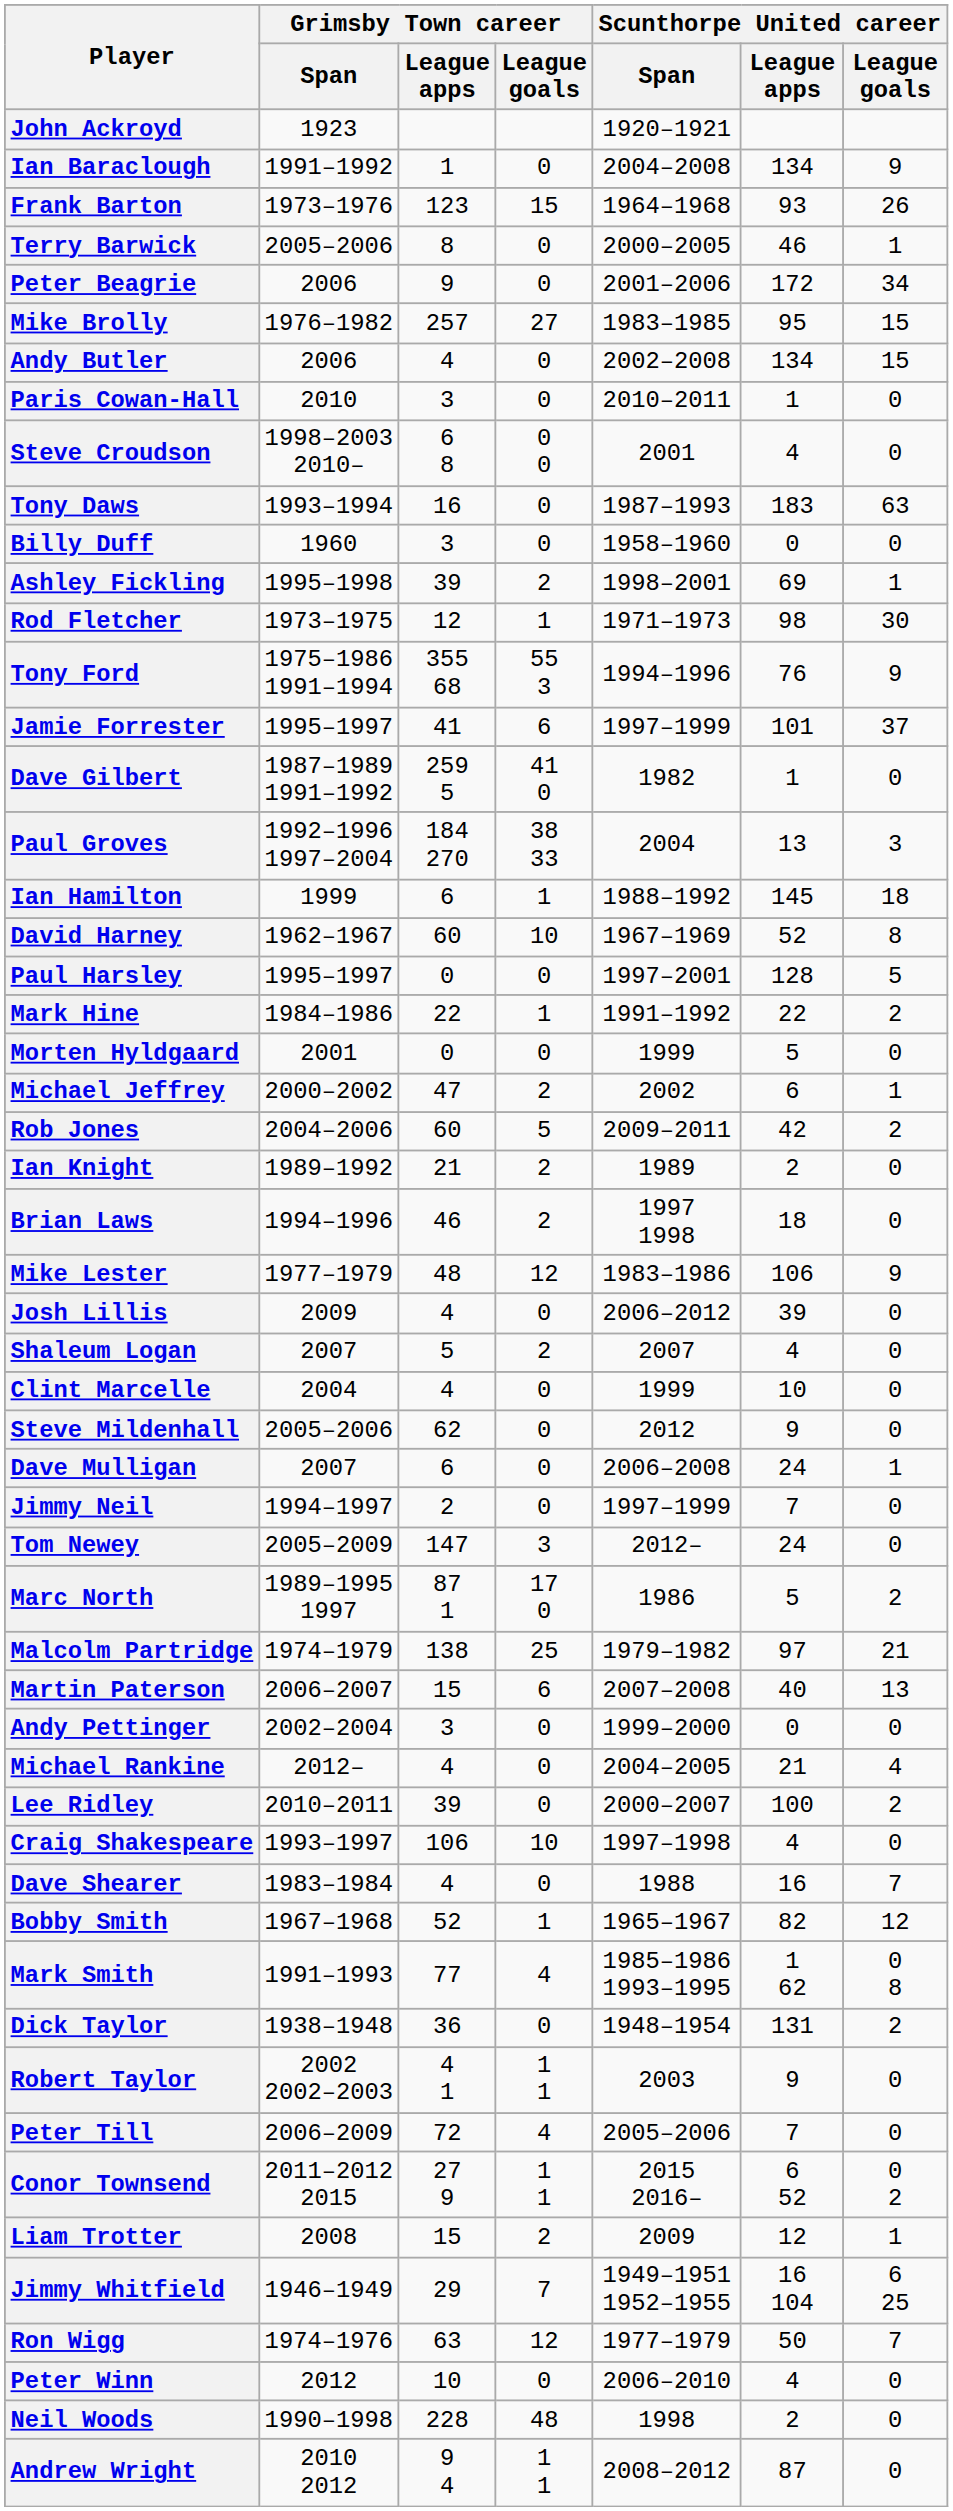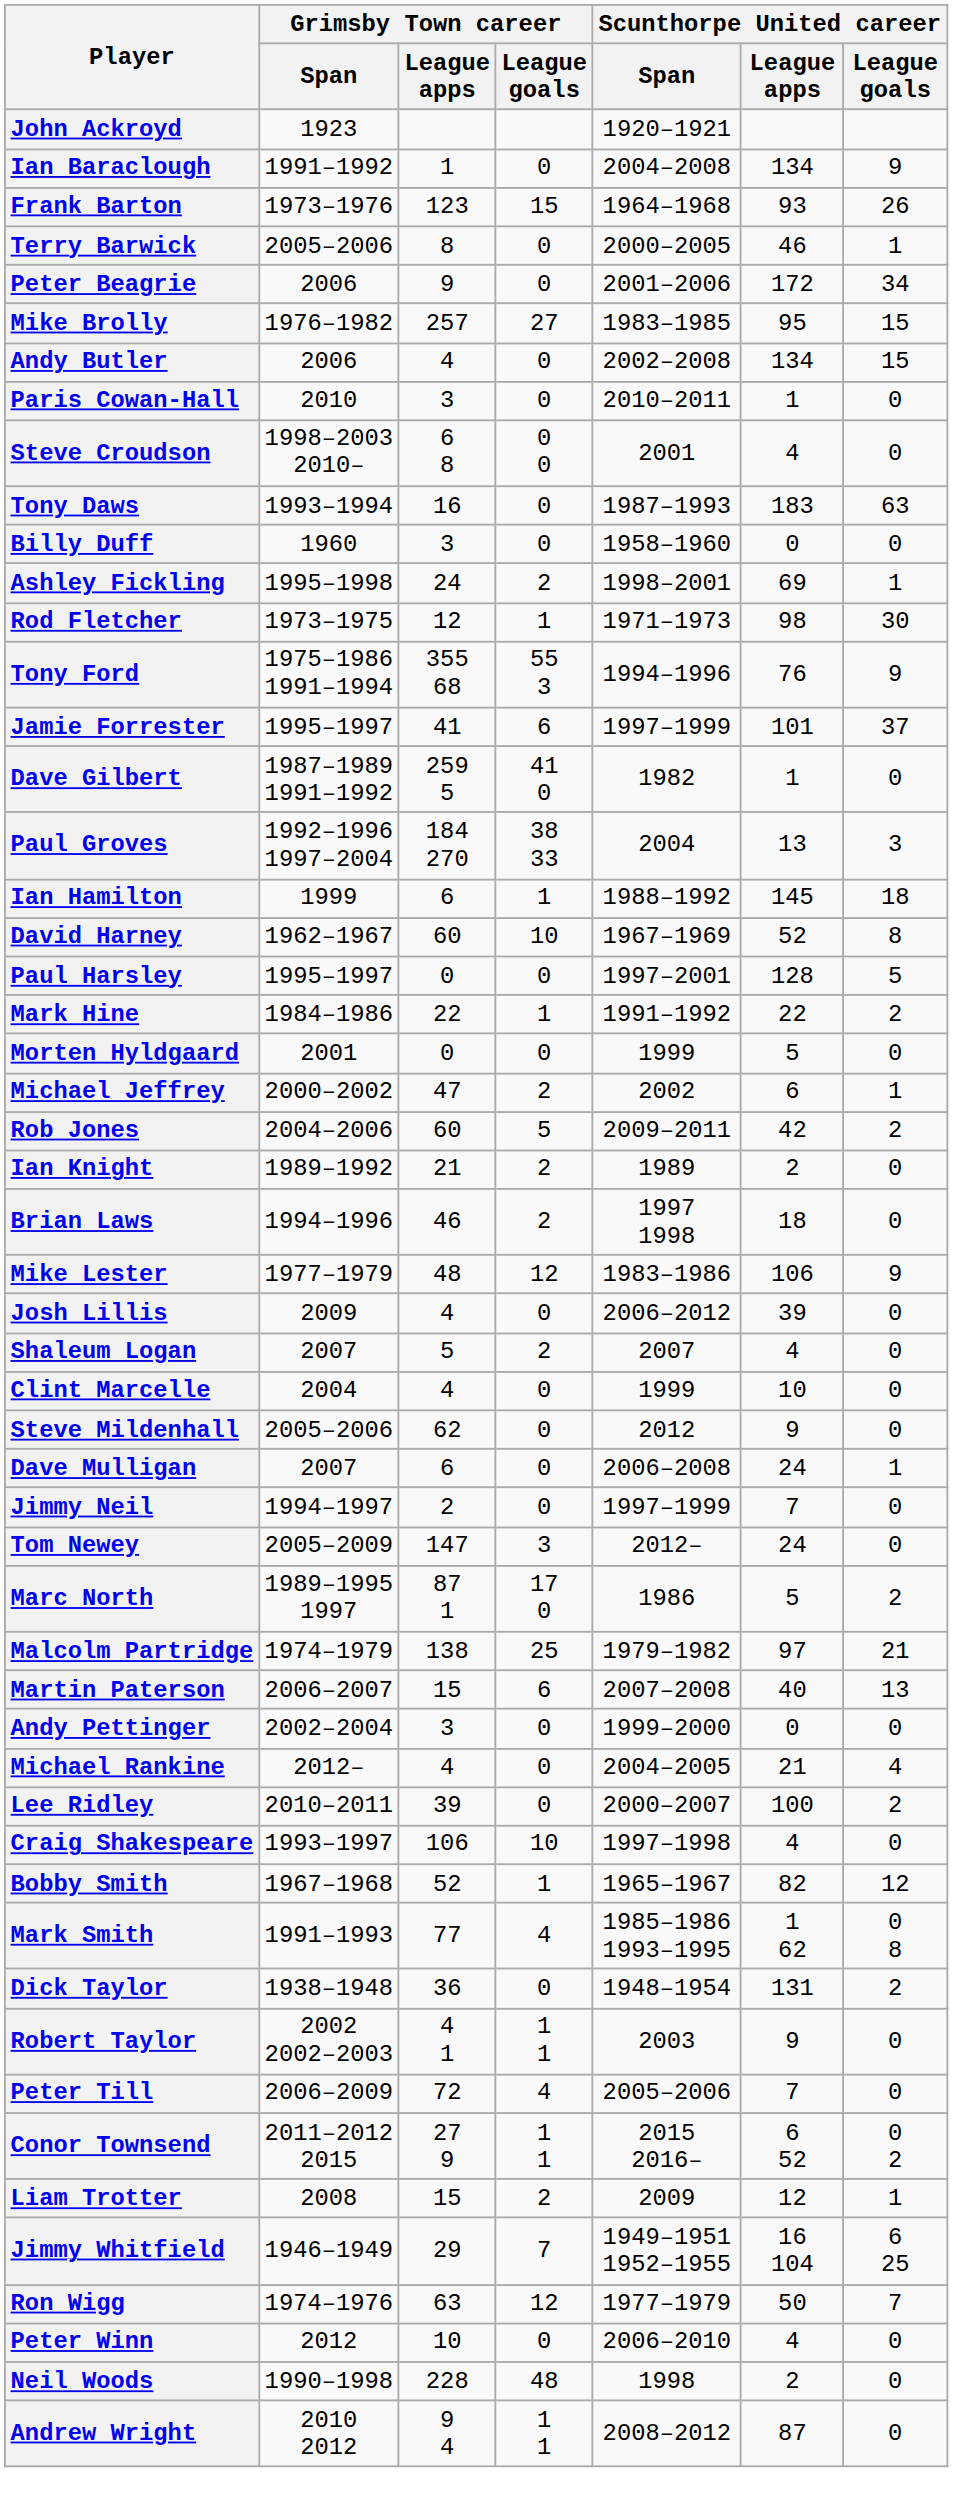(447, 583) 39 -> (447, 583) 24
- row: (96, 1884)
